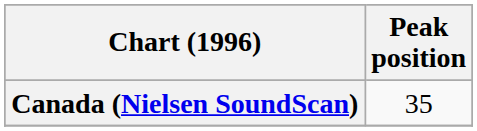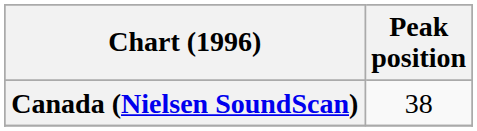(419, 102) 35 -> (419, 102) 38
